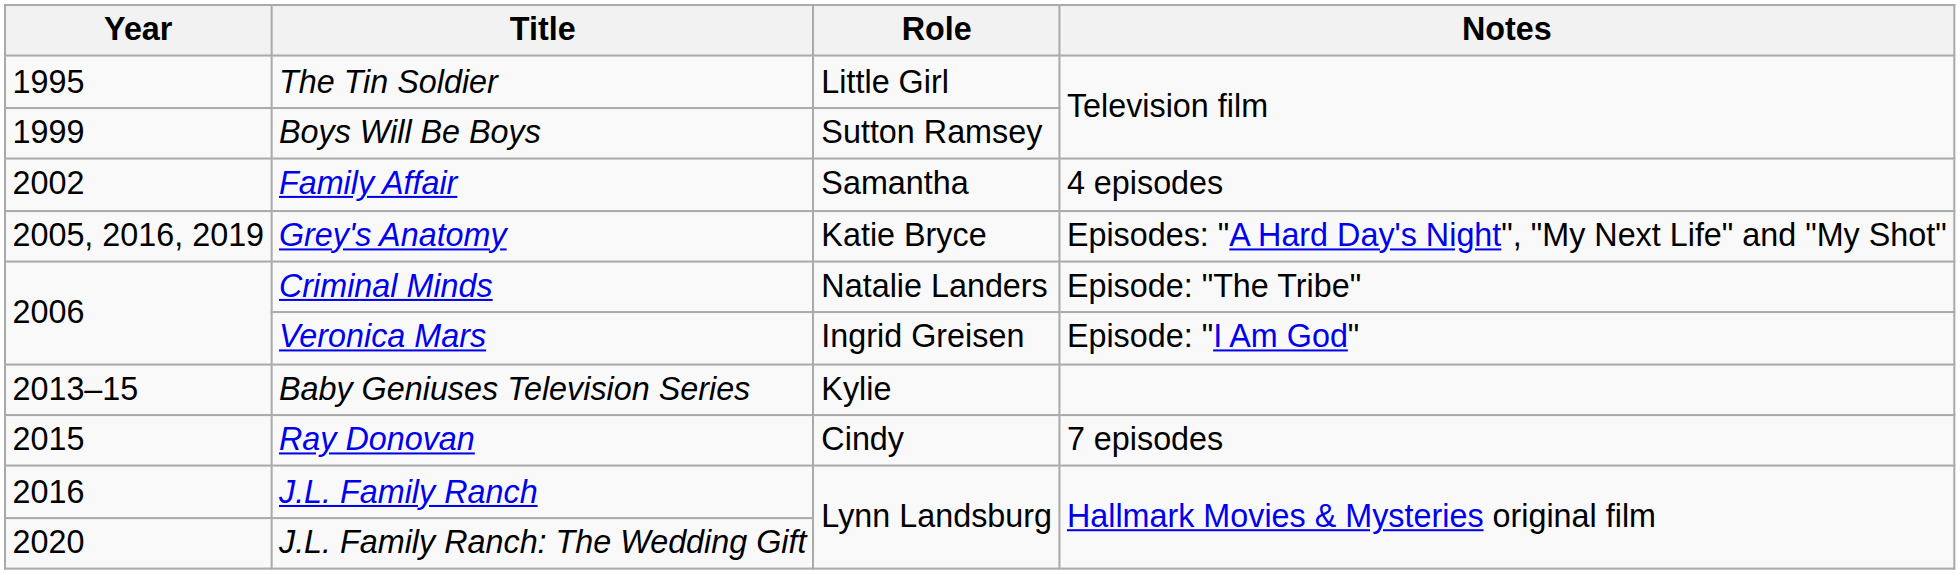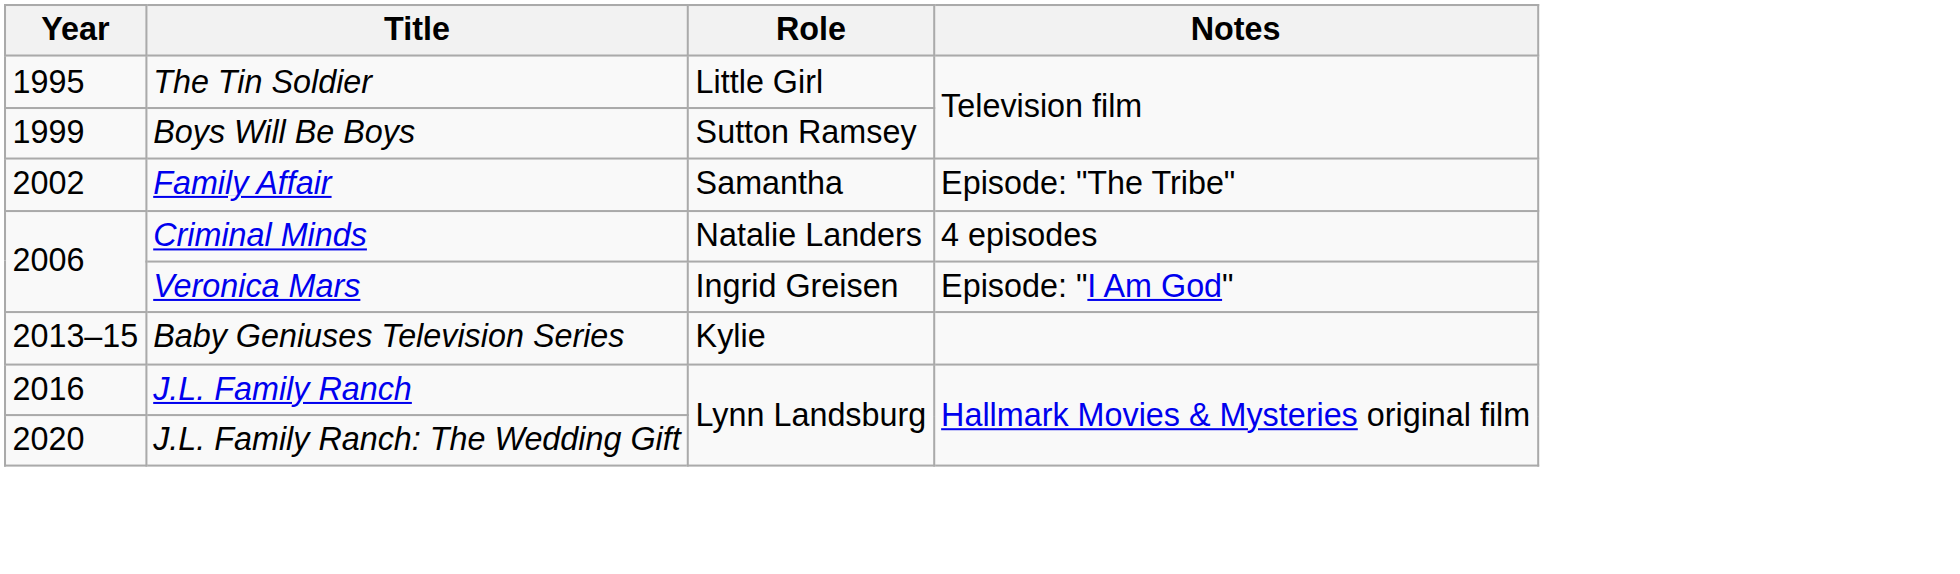(1145, 183) 4 episodes -> (1088, 183) Episode: "The Tribe"
- row: (393, 235)
(1214, 286) Episode: "The Tribe" -> (1019, 235) 4 episodes
- row: (377, 440)
